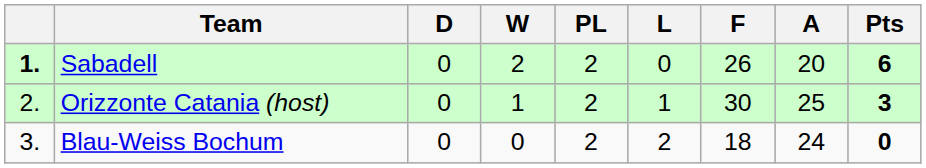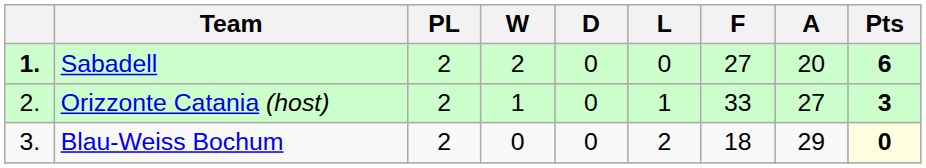columns swapped: (591, 24) <-> (444, 24)
(738, 63) 26 -> (738, 63) 27
(738, 102) 30 -> (738, 102) 33
(811, 102) 25 -> (811, 102) 27
(811, 142) 24 -> (811, 142) 29
(885, 142) no background -> (885, 142) lightyellow background
